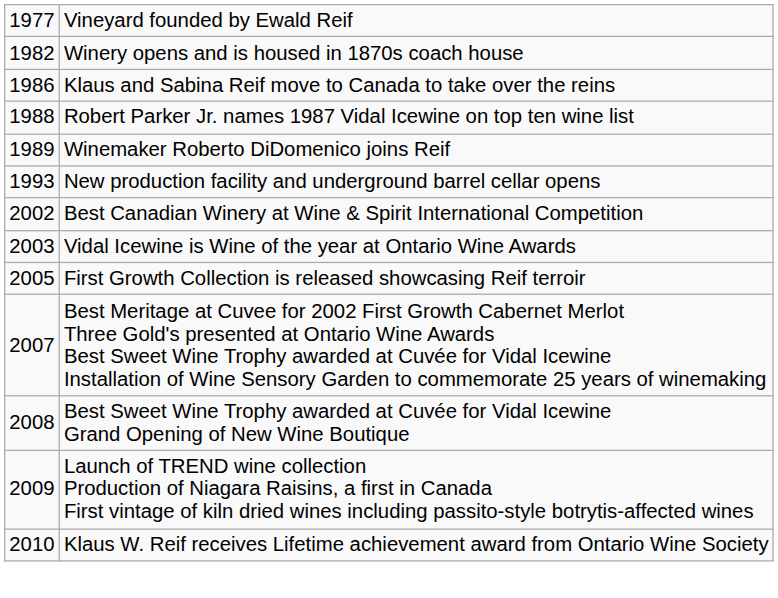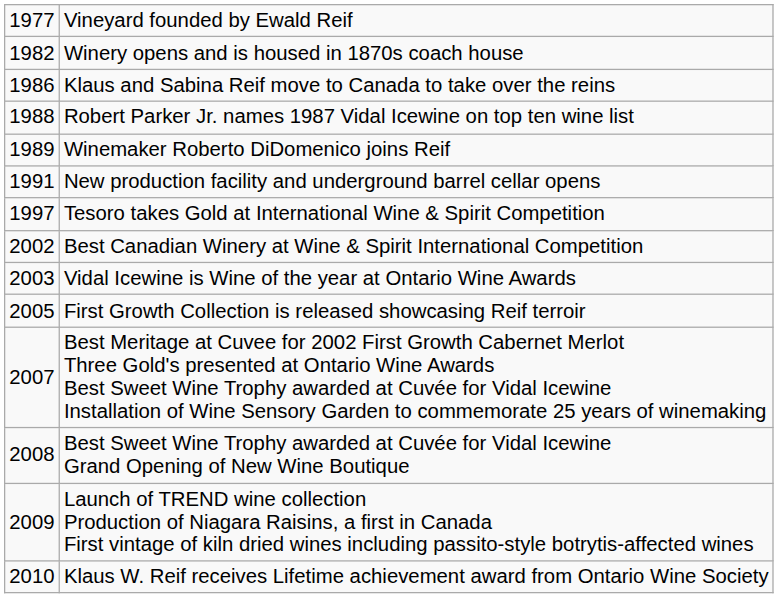(32, 181) 1993 -> (32, 181) 1991
+ row: (334, 213)
